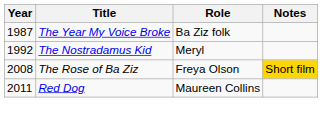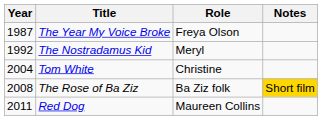(203, 32) Ba Ziz folk -> (207, 32) Freya Olson
+ row: (66, 69)
(207, 69) Freya Olson -> (203, 87) Ba Ziz folk
